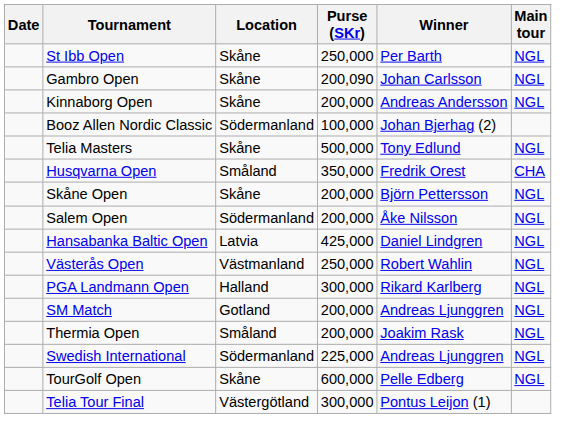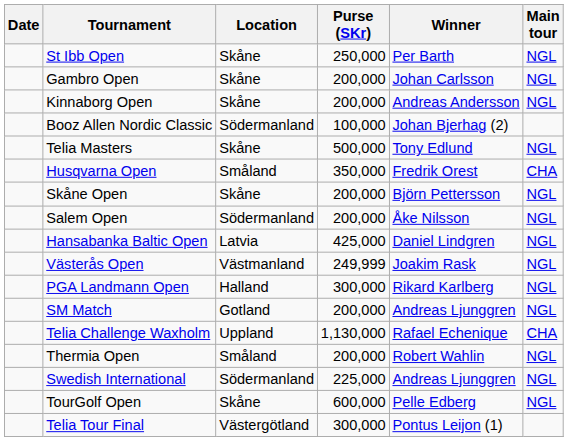(347, 79) 200,090 -> (359, 79) 200,000
(347, 264) 250,000 -> (359, 264) 249,999
(426, 264) Robert Wahlin -> (434, 264) Joakim Rask
+ row: (128, 333)
(422, 333) Joakim Rask -> (438, 356) Robert Wahlin
